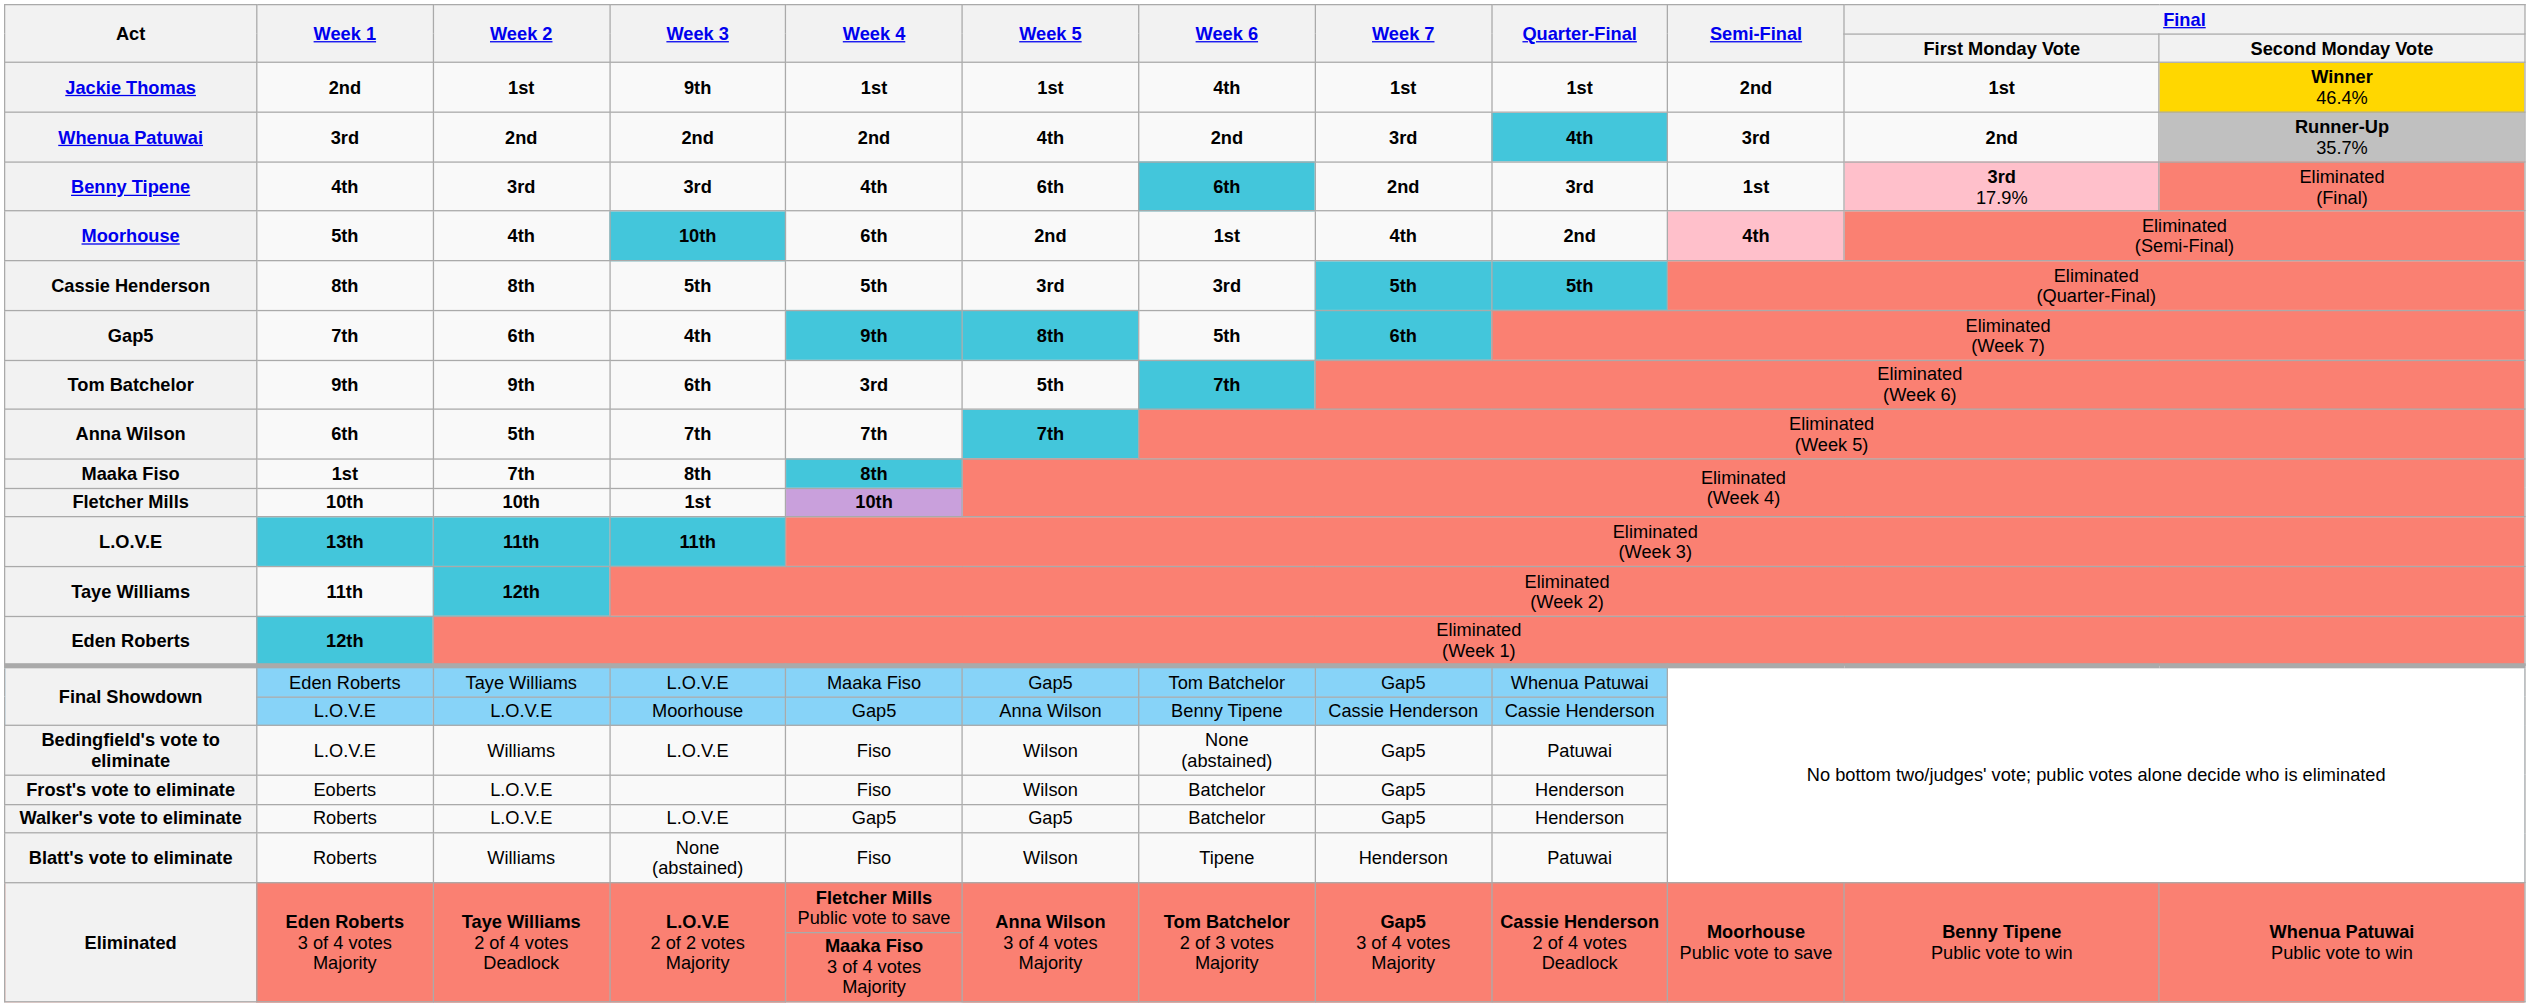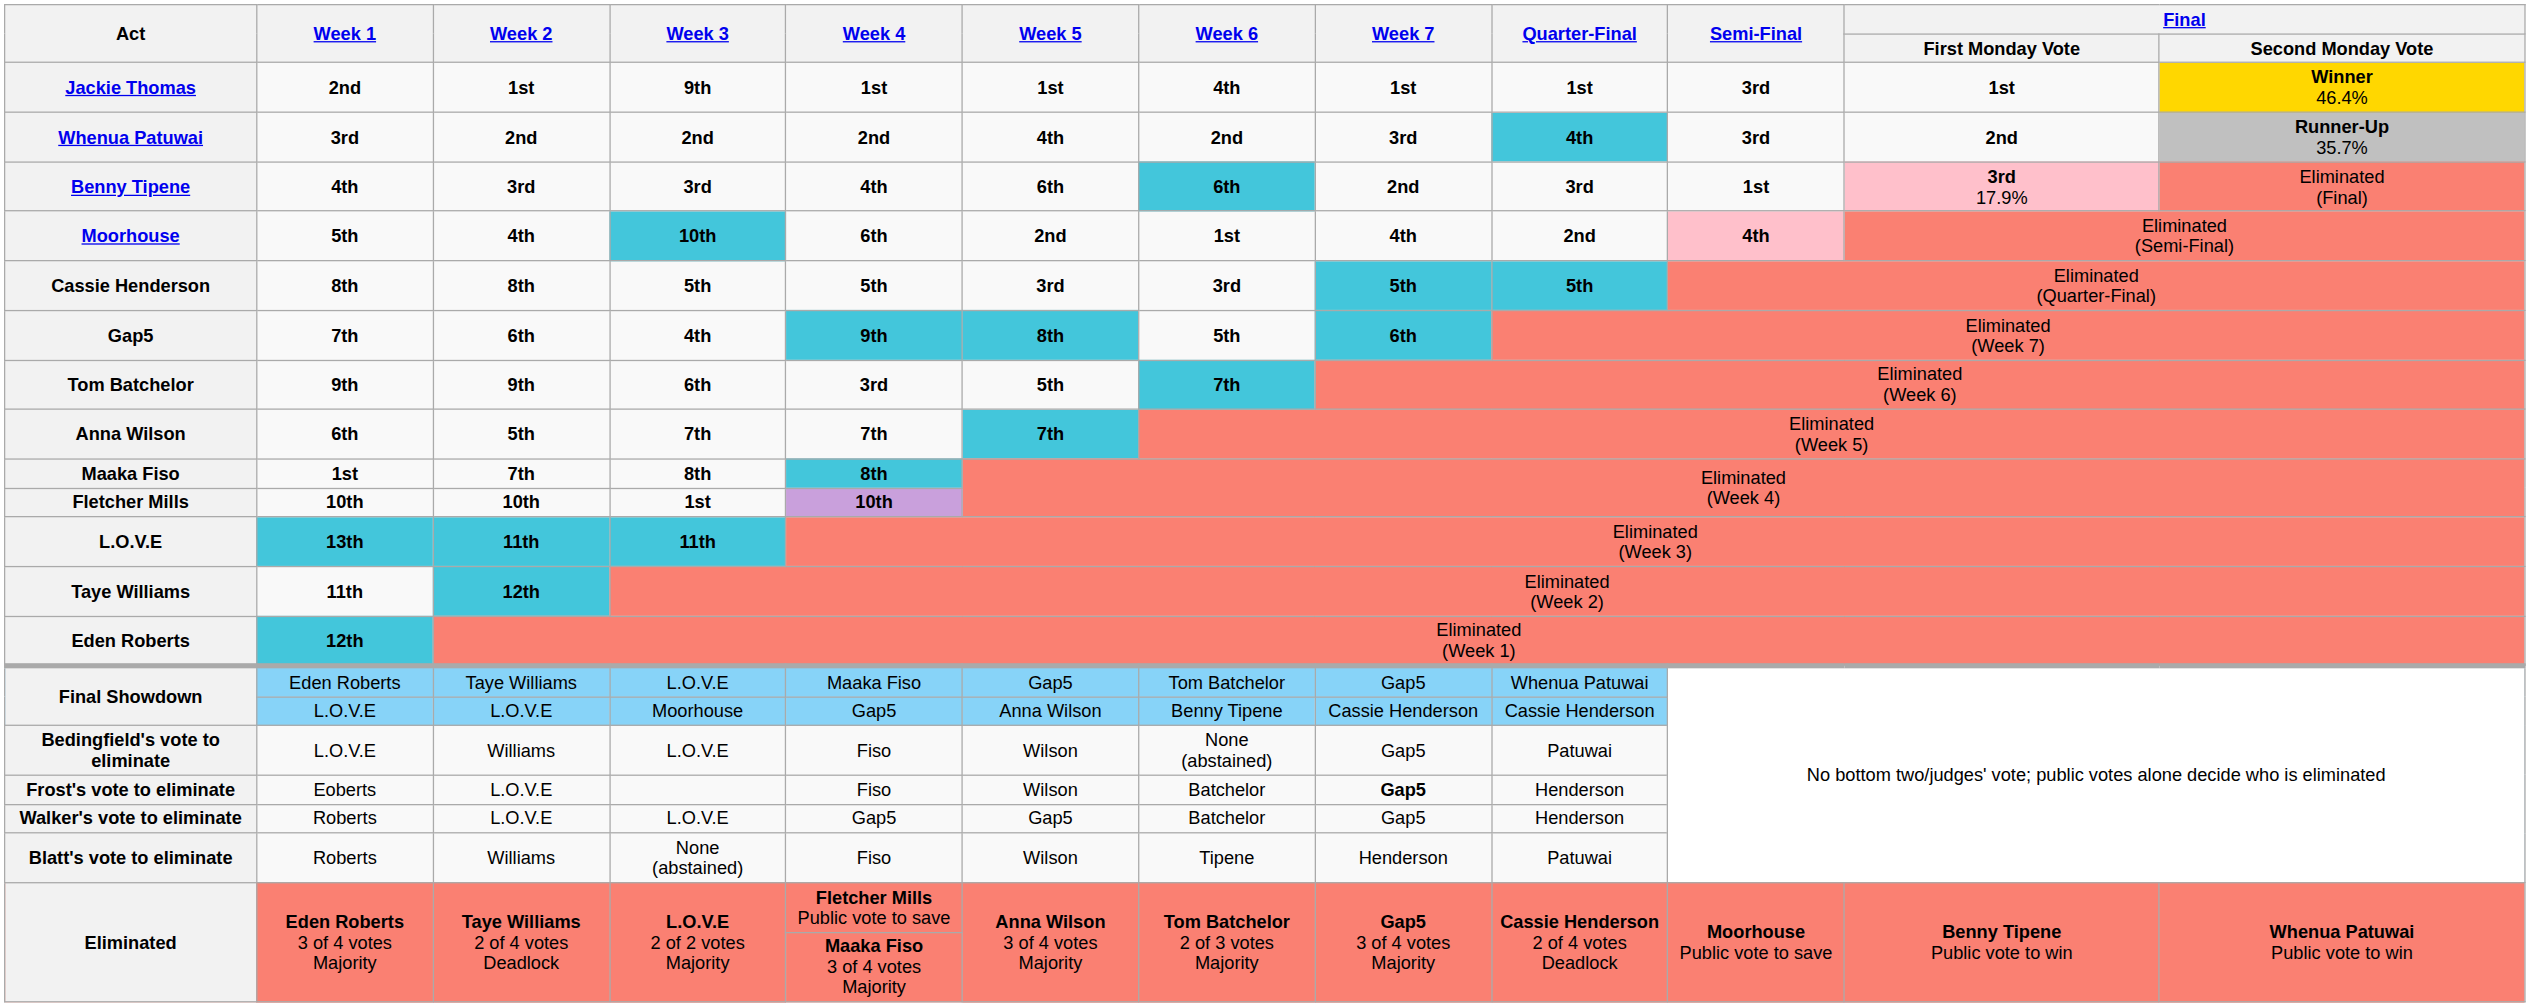(1756, 88) 2nd -> (1756, 88) 3rd
(1403, 790) normal -> (1403, 790) bold
